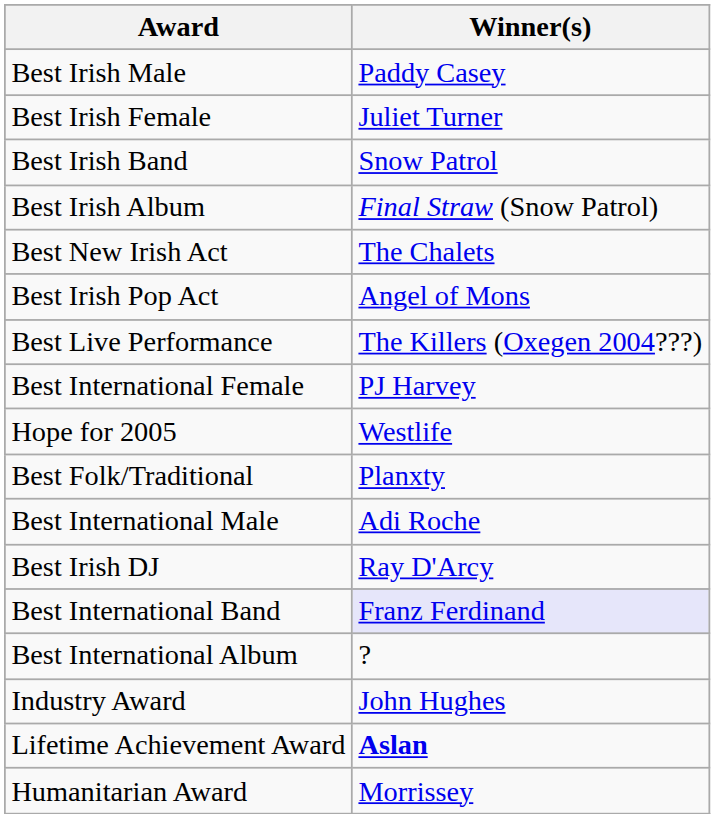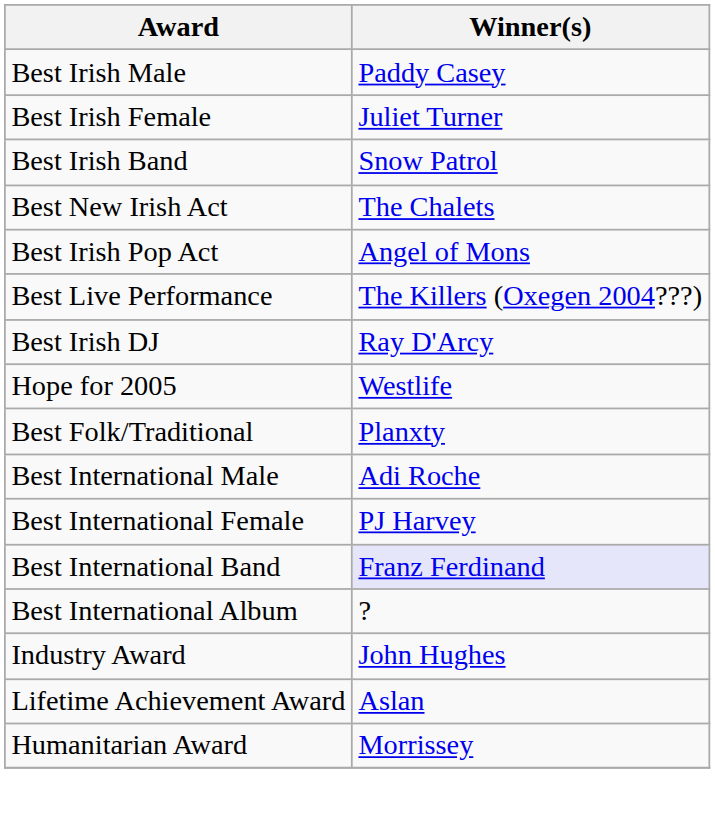- row: (108, 206)
rows swapped: (85, 565) <-> (158, 386)
(393, 745) bold -> (391, 700) normal
